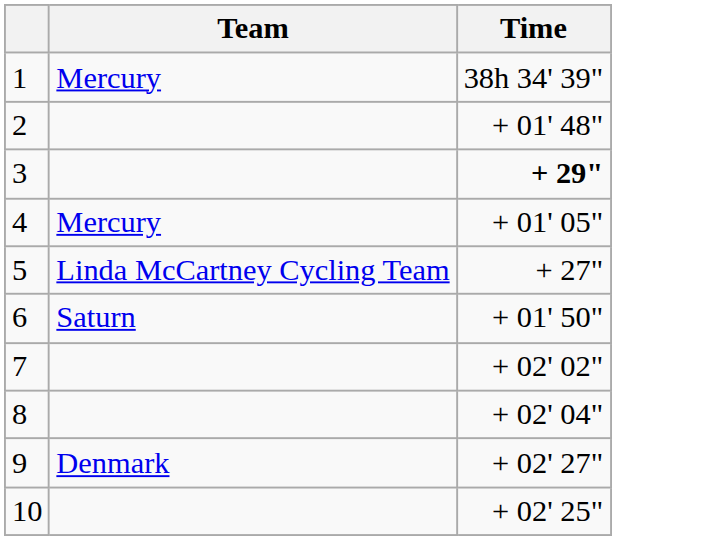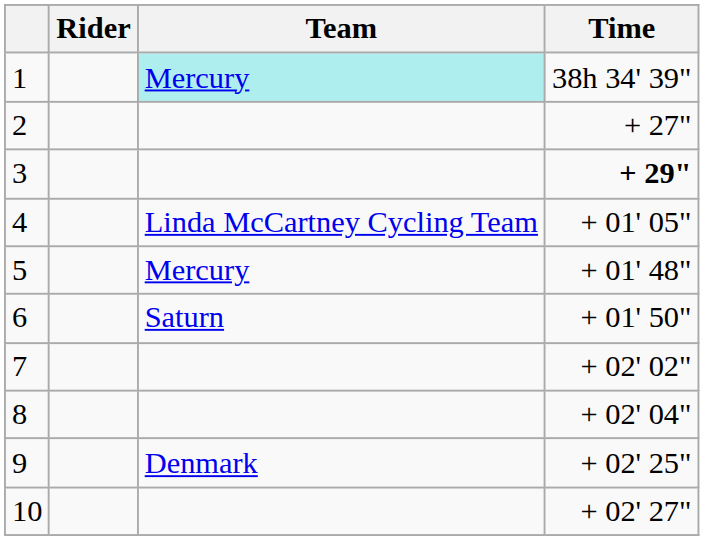+ column: (94, 28)
(109, 76) no background -> (197, 76) paleturquoise background
(548, 125) + 01' 48" -> (658, 125) + 27"
(109, 221) Mercury -> (341, 221) Linda McCartney Cycling Team
(253, 269) Linda McCartney Cycling Team -> (197, 269) Mercury
(569, 269) + 27" -> (636, 269) + 01' 48"
(548, 462) + 02' 27" -> (636, 462) + 02' 25"
(548, 510) + 02' 25" -> (636, 510) + 02' 27"
